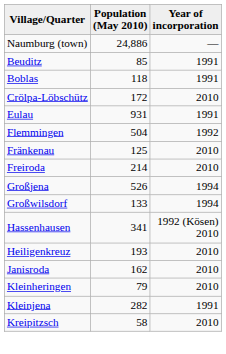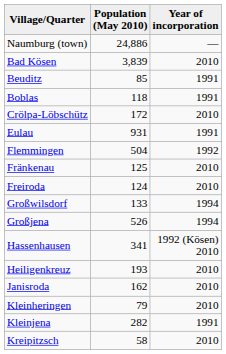+ row: (32, 61)
(139, 168) 214 -> (139, 185) 124
rows swapped: (28, 185) <-> (37, 203)
